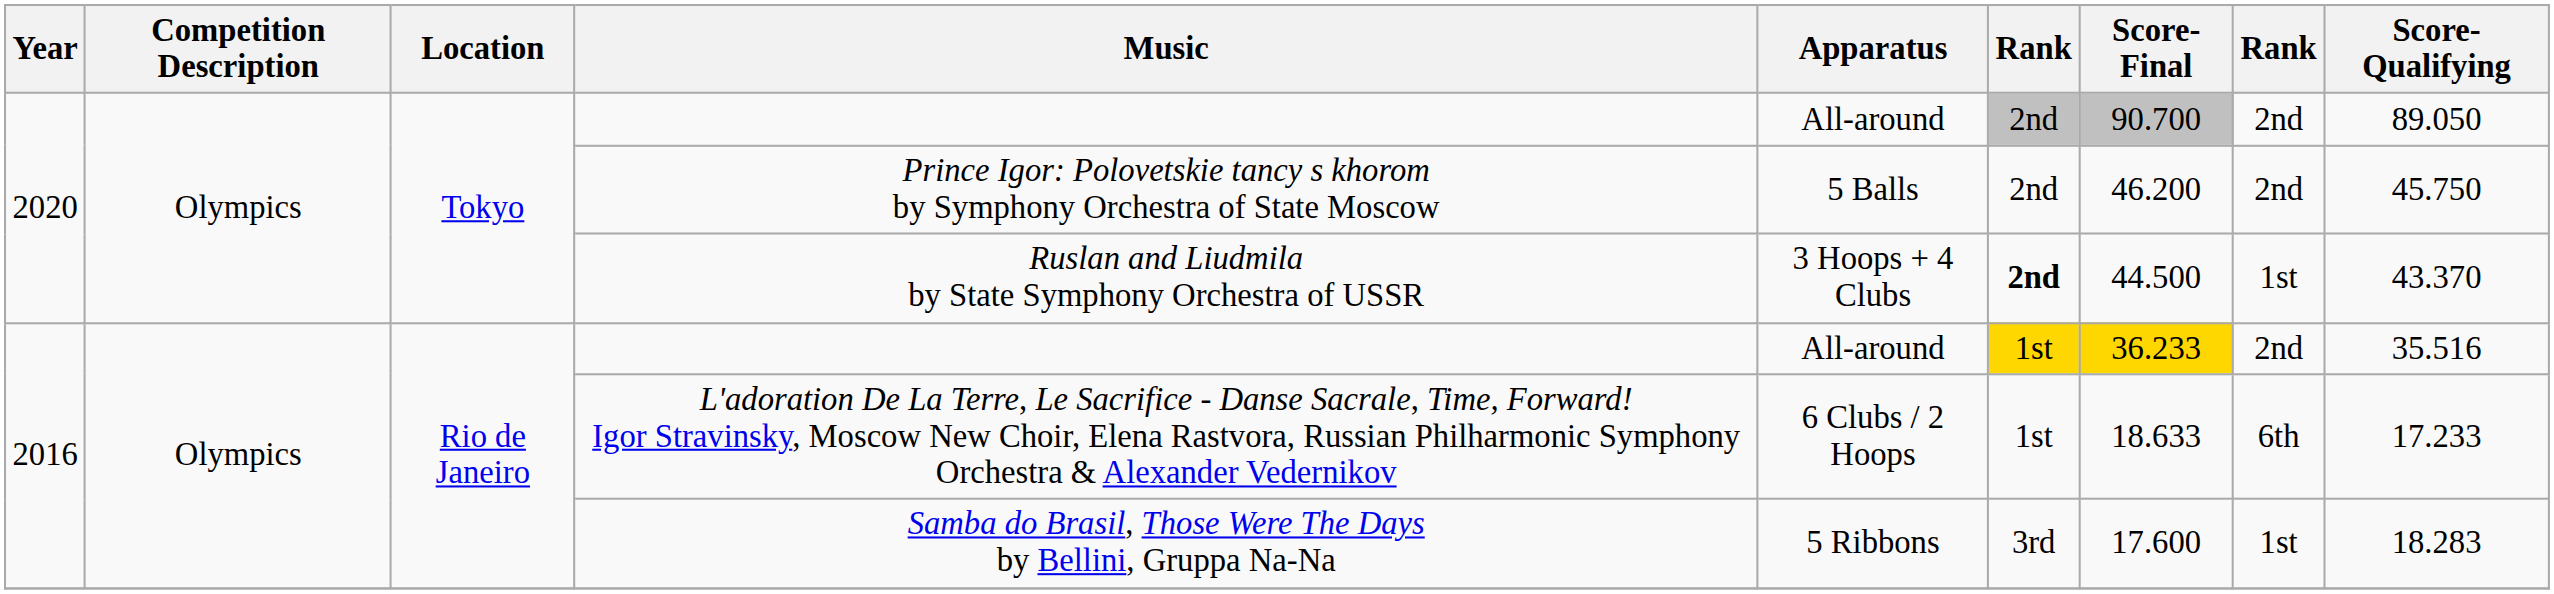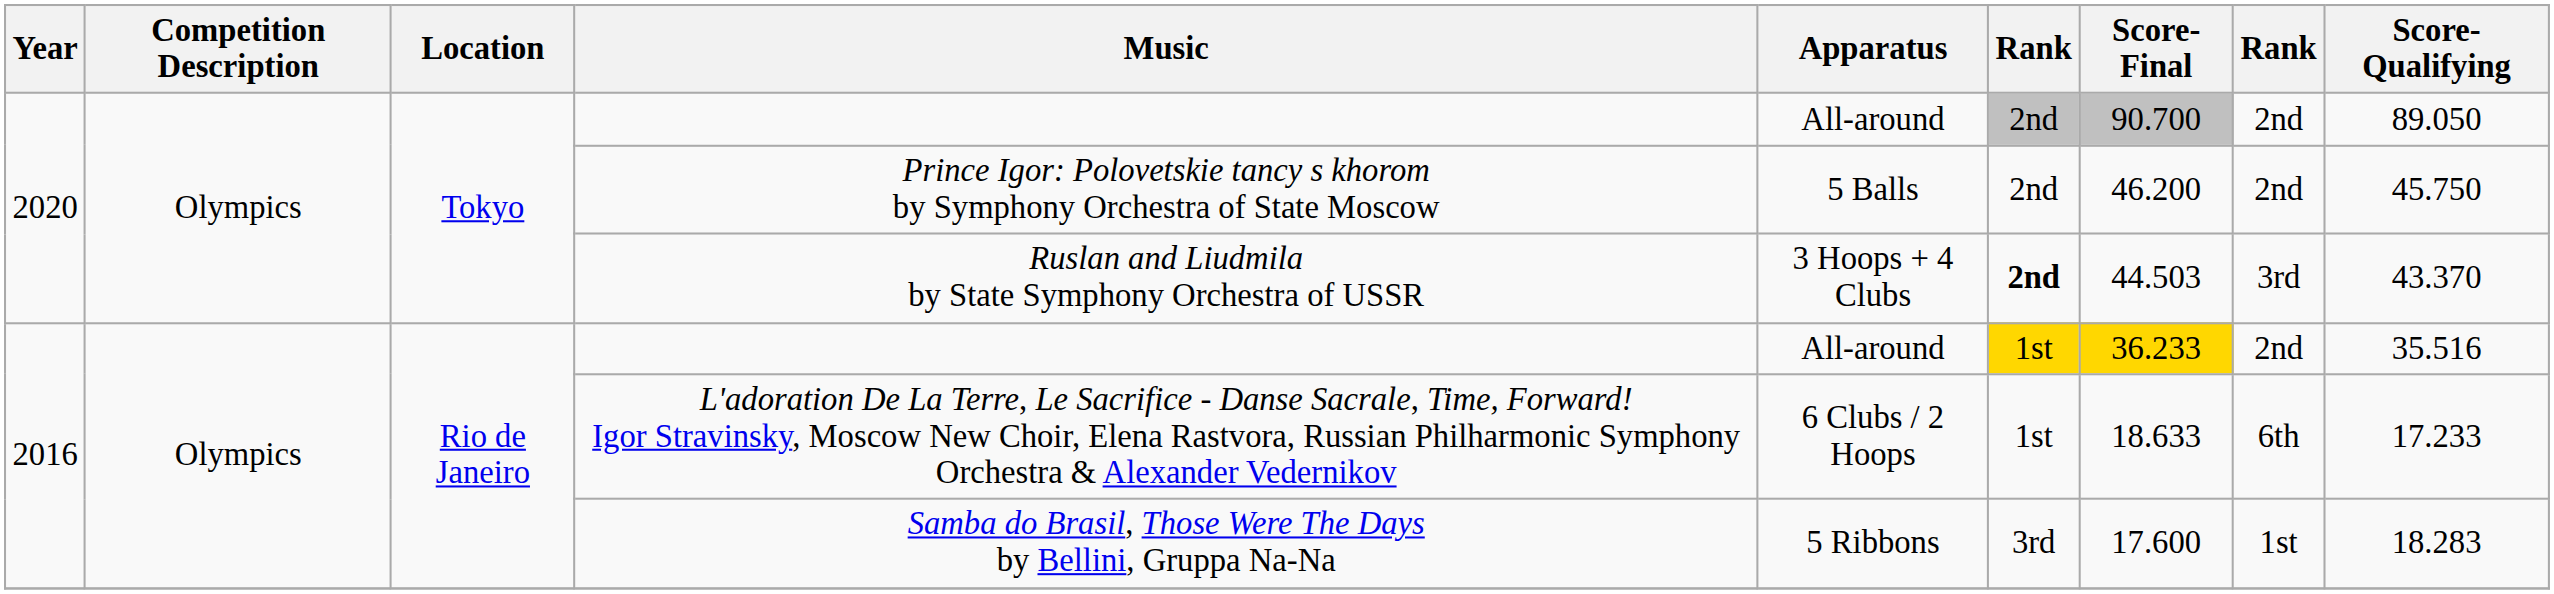(2156, 277) 44.500 -> (2156, 277) 44.503
(2279, 277) 1st -> (2279, 277) 3rd
